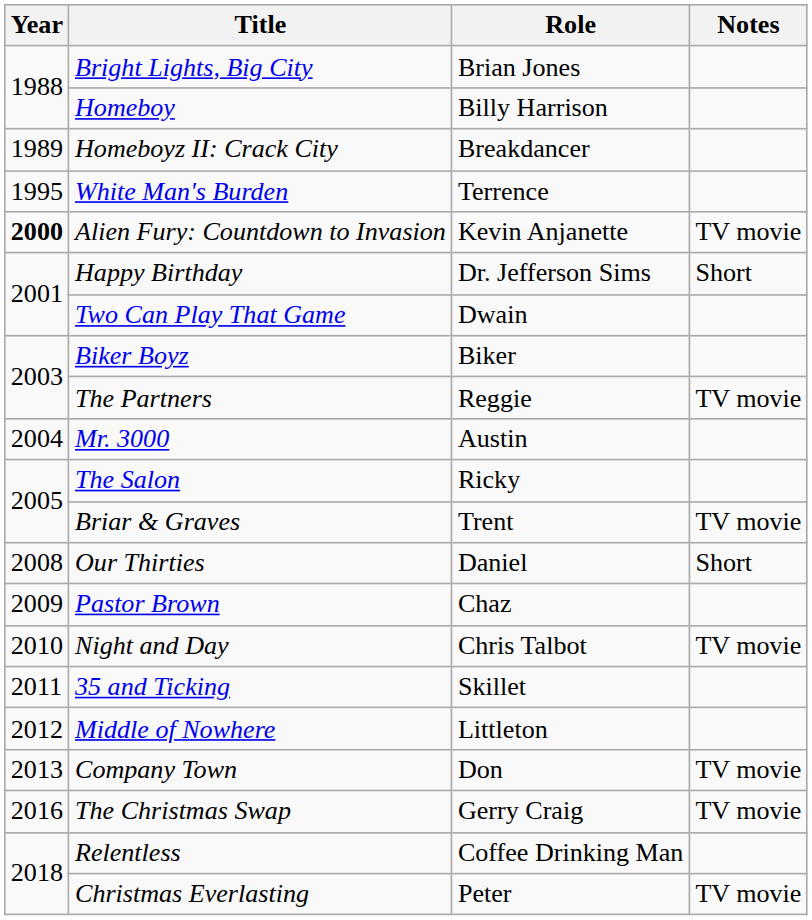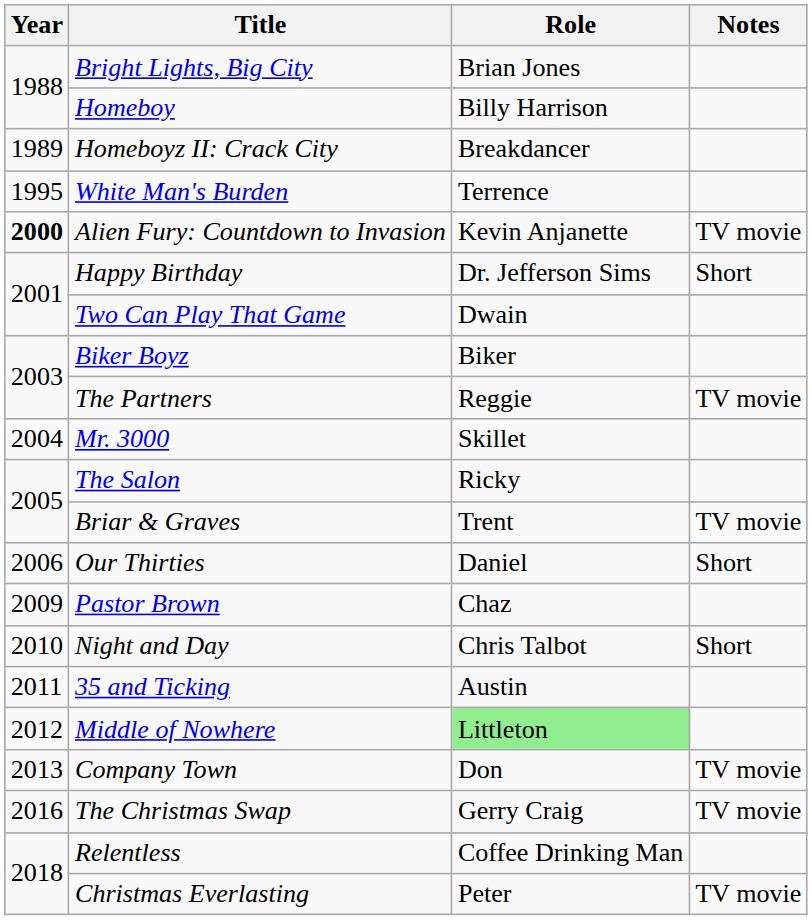(493, 438) Austin -> (492, 438) Skillet
(37, 562) 2008 -> (37, 562) 2006
(748, 645) TV movie -> (724, 645) Short
(492, 686) Skillet -> (493, 686) Austin
(503, 728) no background -> (503, 728) lightgreen background
